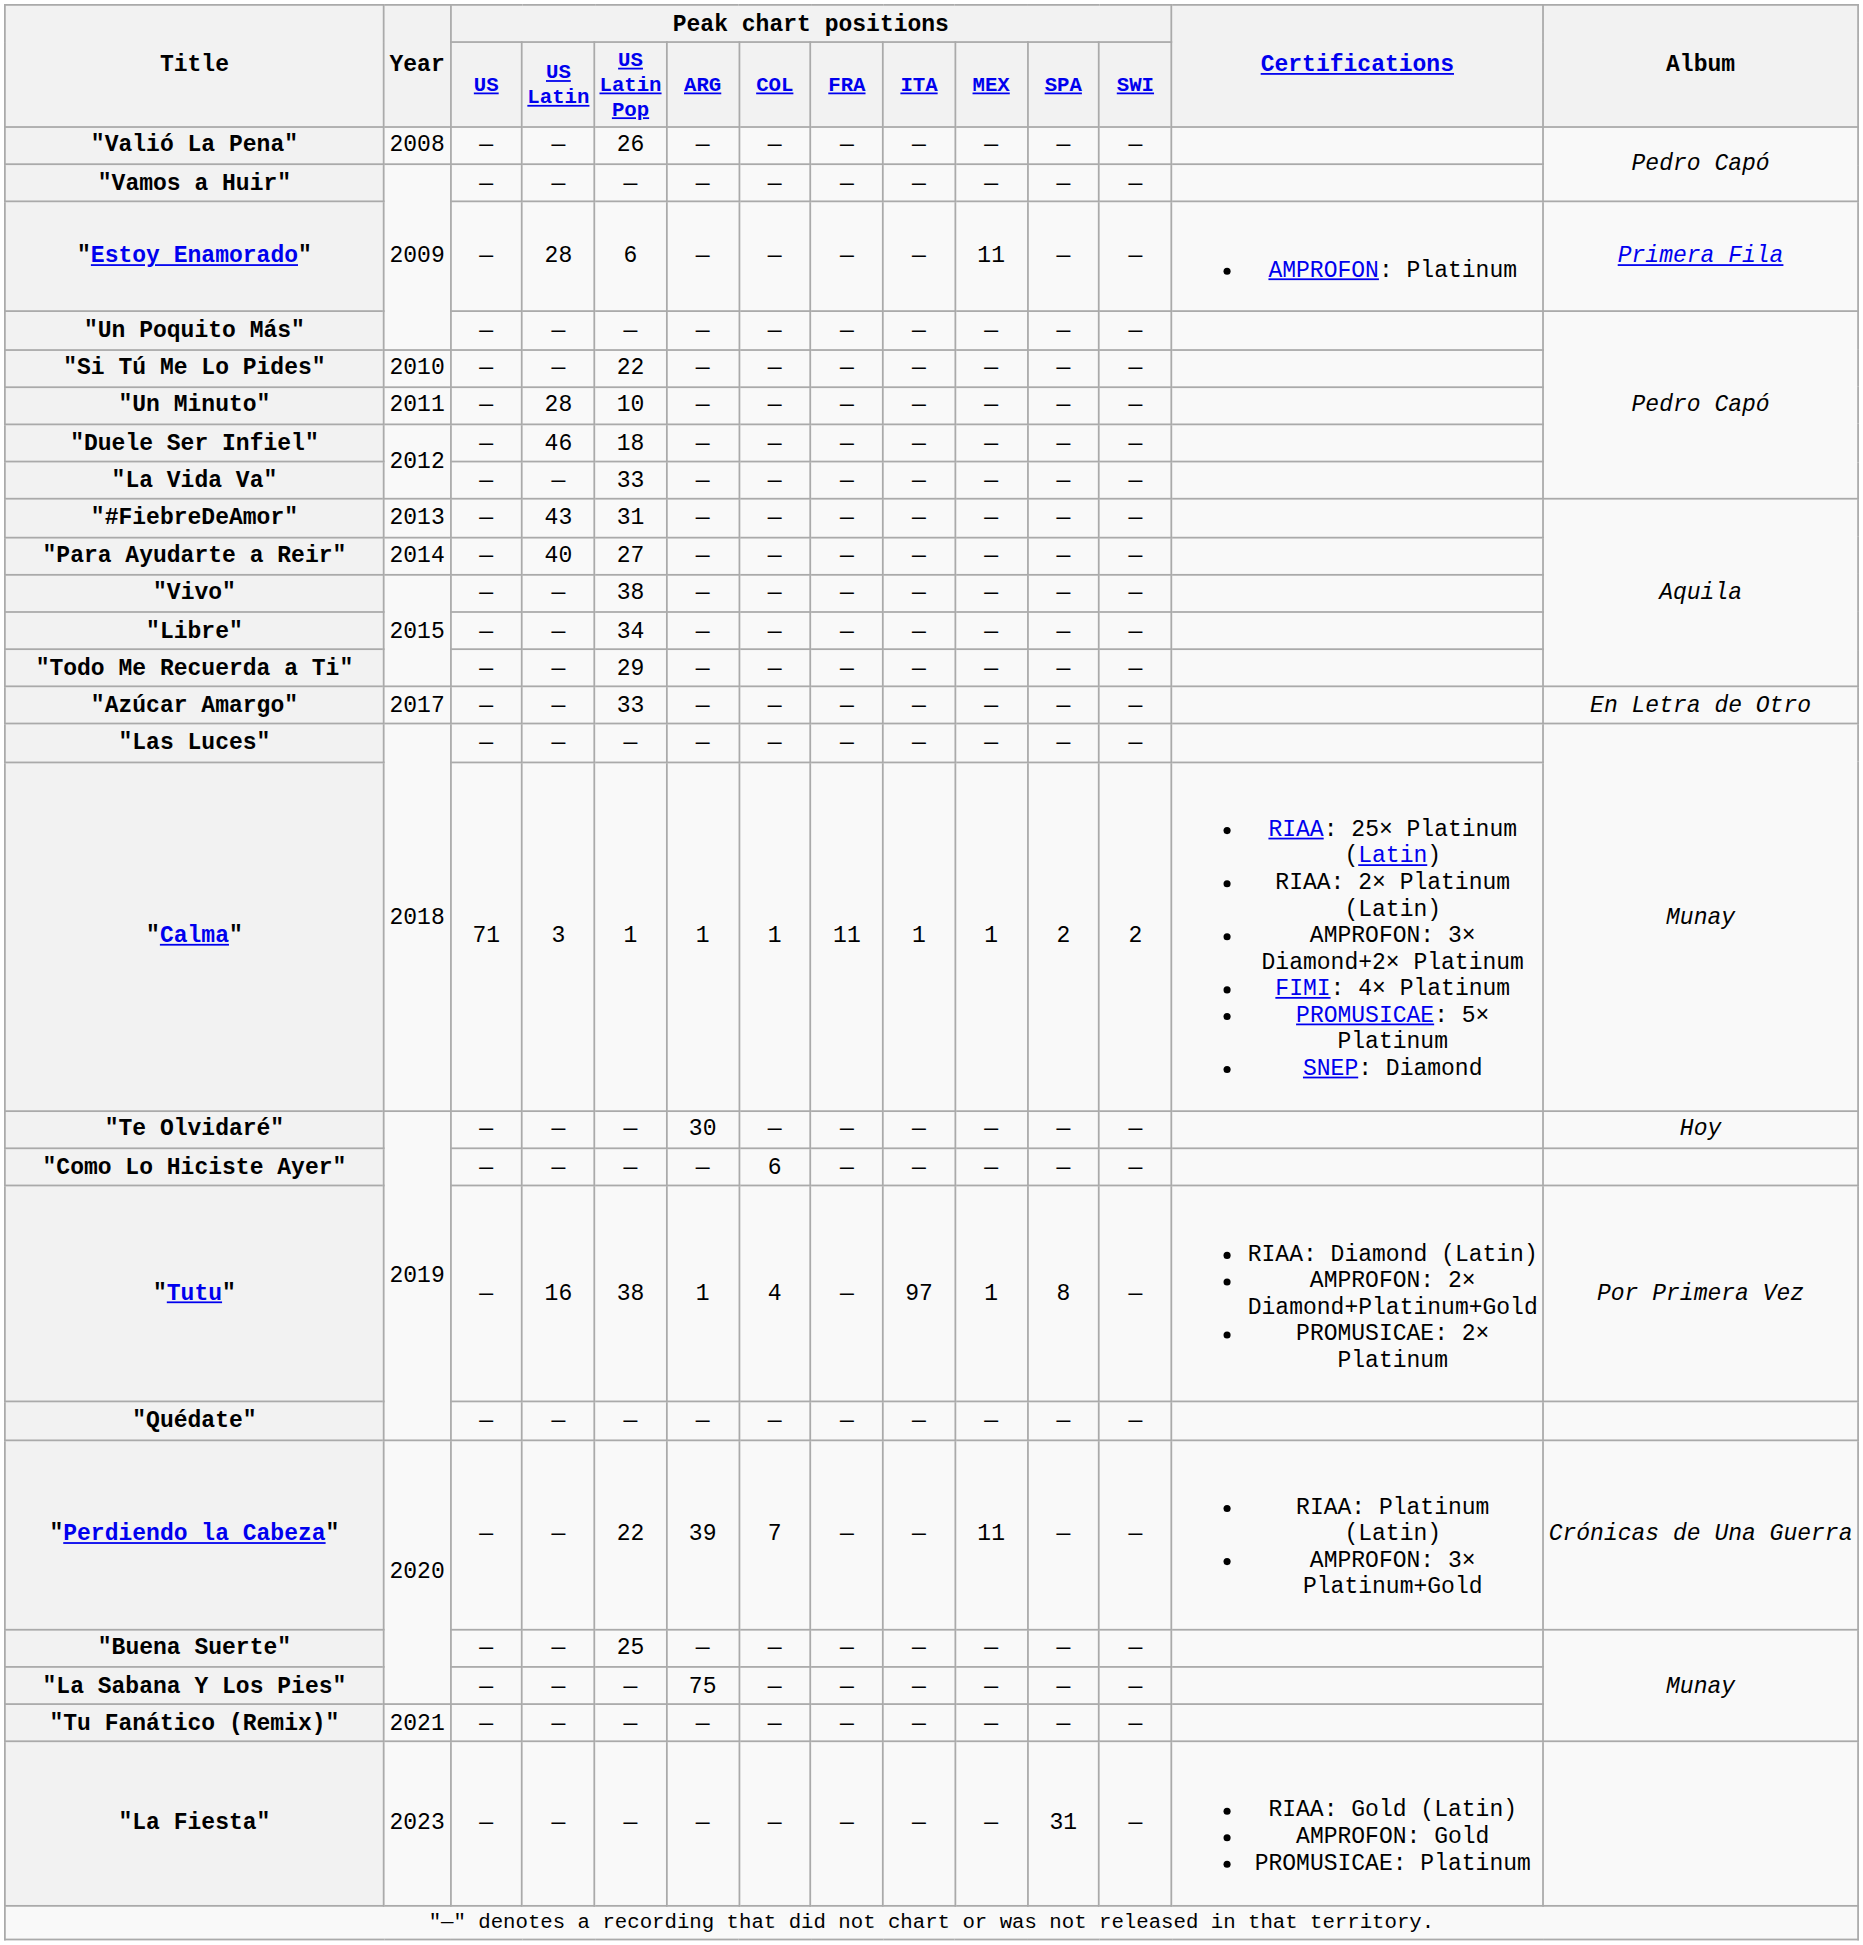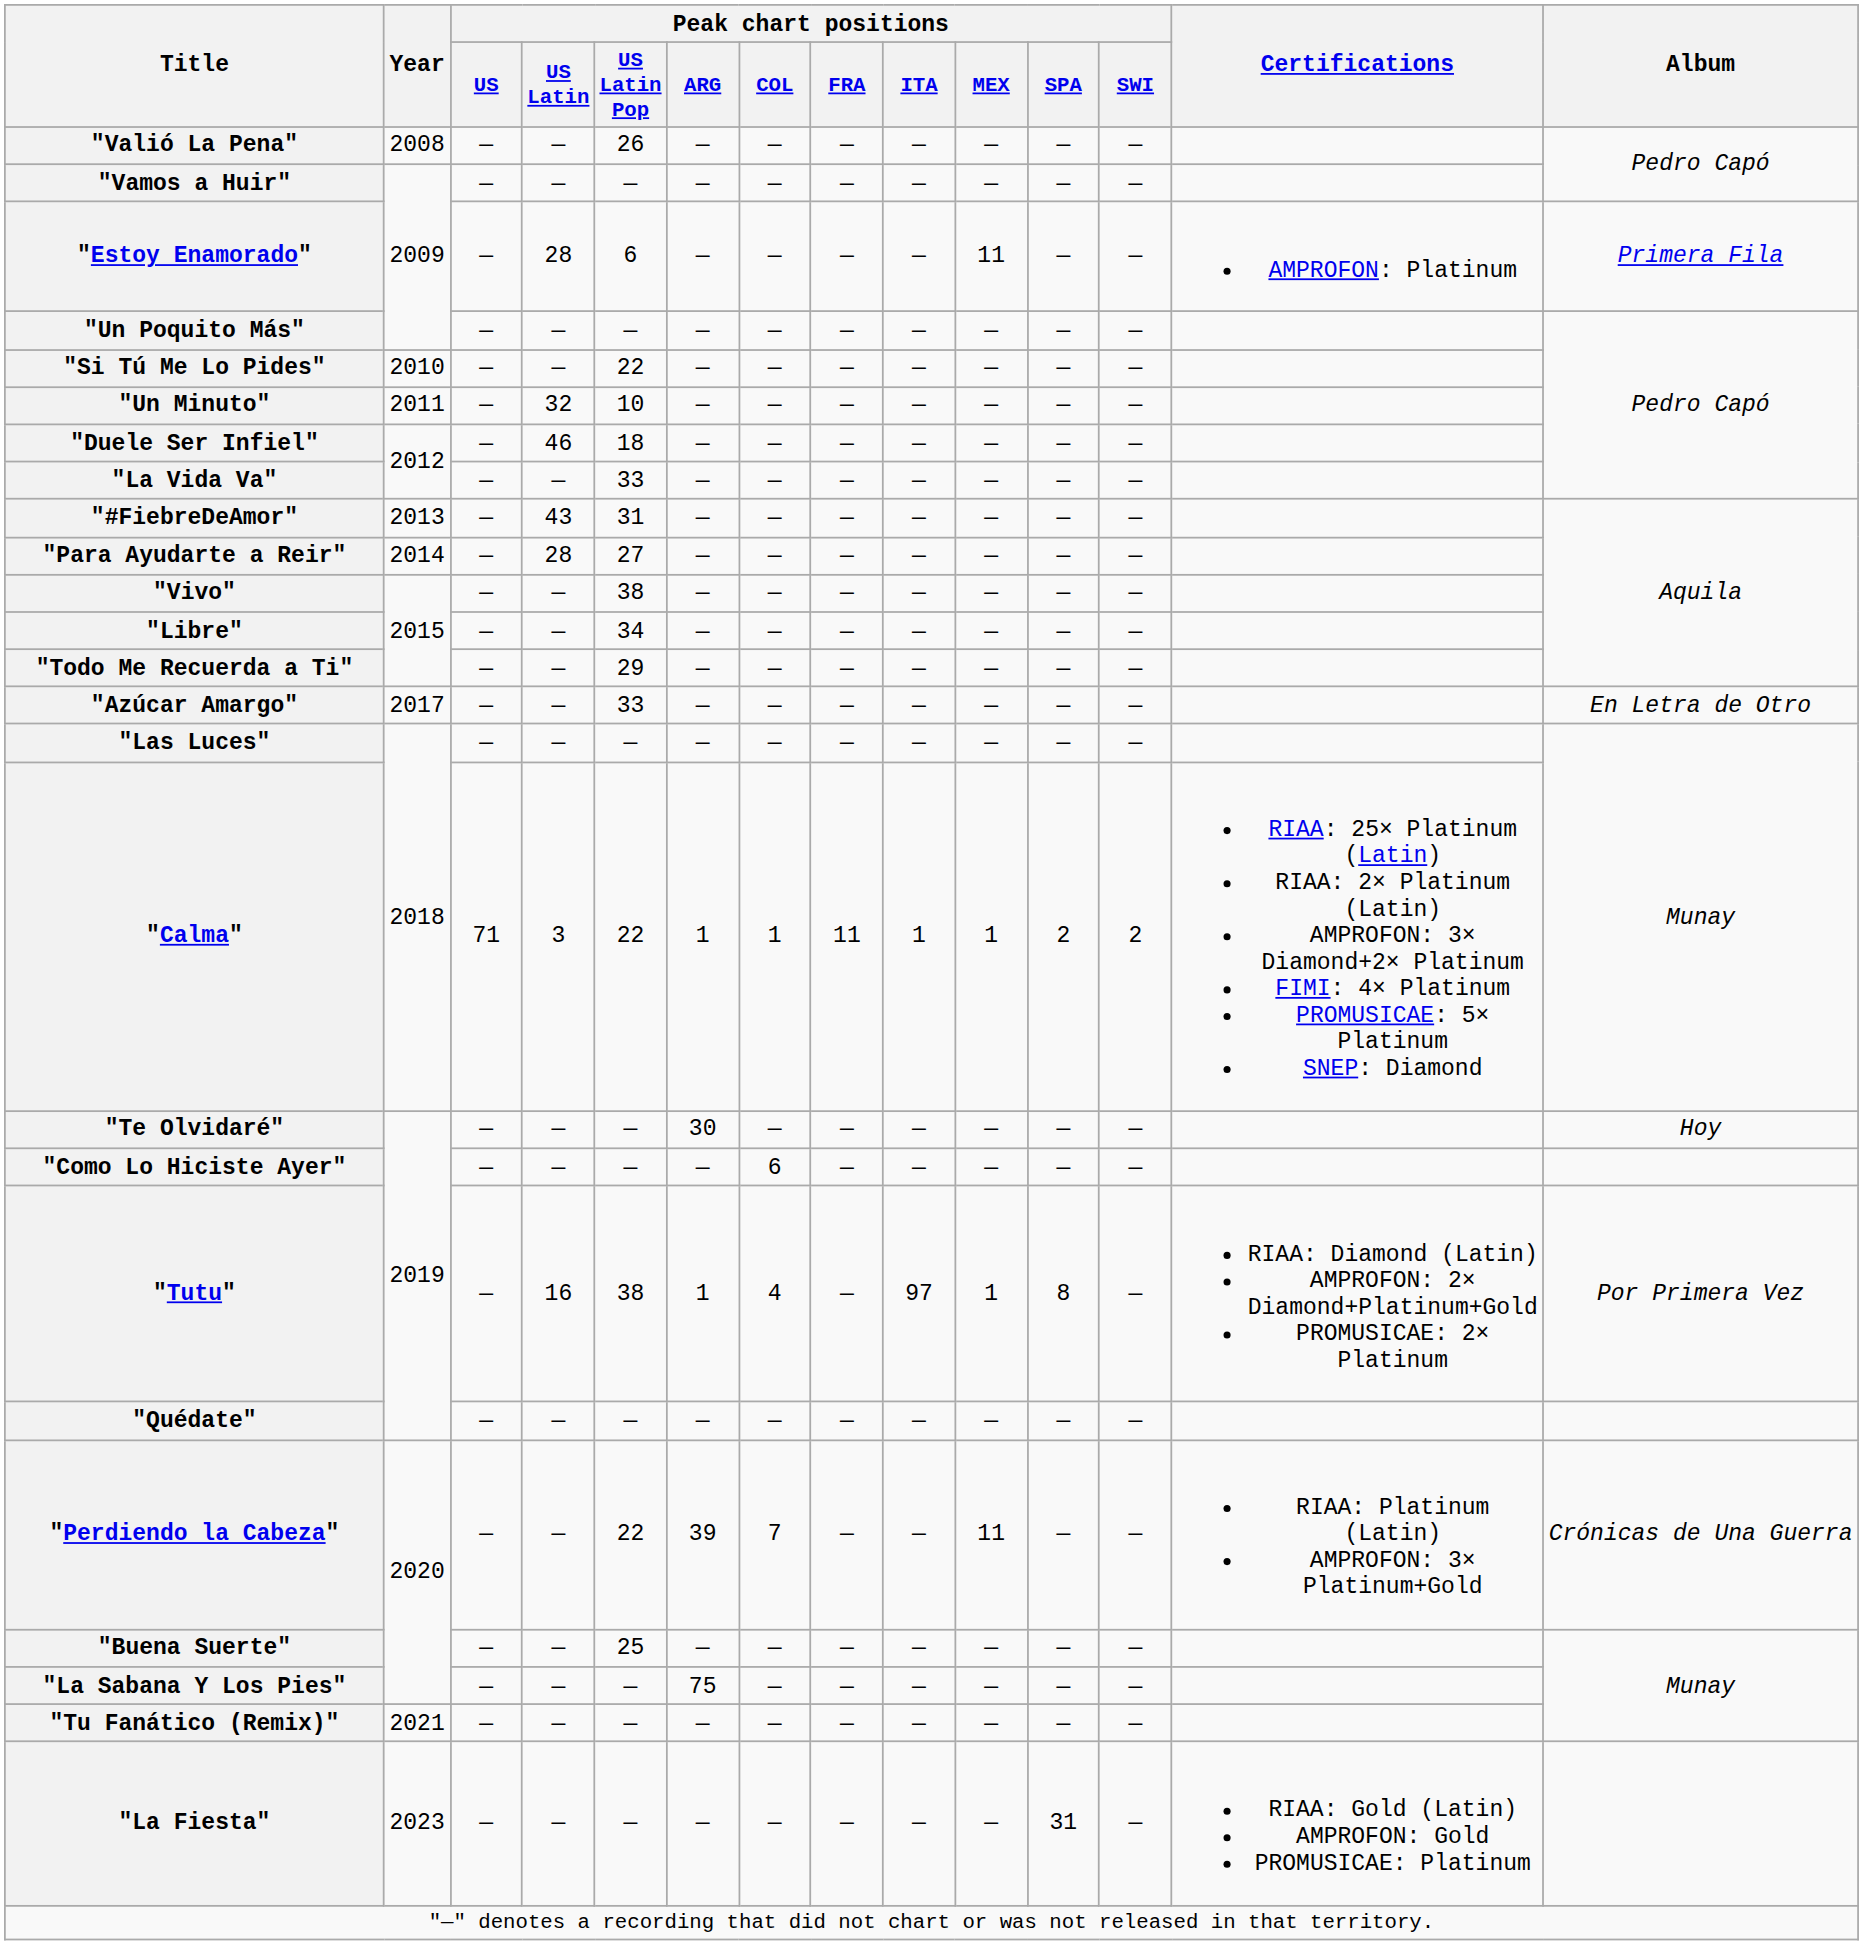(558, 406) 28 -> (558, 406) 32
(558, 556) 40 -> (558, 556) 28
(631, 936) 1 -> (631, 936) 22
